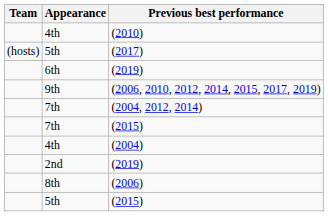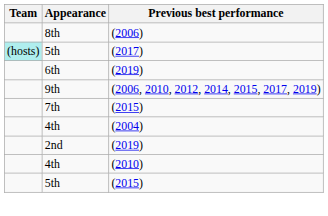rows swapped: (52, 32) <-> (52, 182)
(23, 51) no background -> (23, 51) paleturquoise background
- row: (52, 107)
